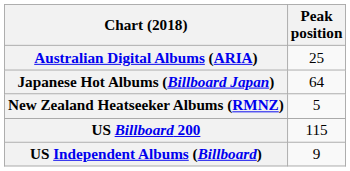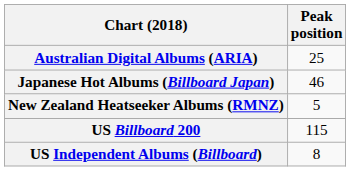(317, 81) 64 -> (317, 81) 46
(317, 154) 9 -> (317, 154) 8
